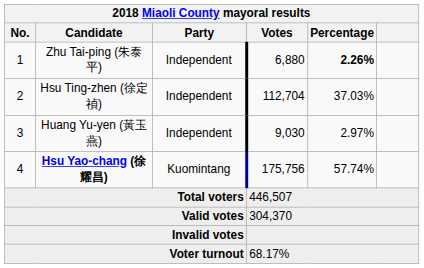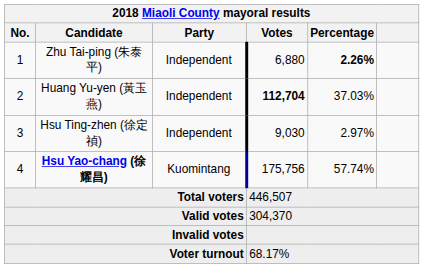(94, 96) Hsu Ting-zhen (徐定禎) -> (94, 96) Huang Yu-yen (黃玉燕)
(284, 96) normal -> (284, 96) bold
(94, 133) Huang Yu-yen (黃玉燕) -> (94, 133) Hsu Ting-zhen (徐定禎)
